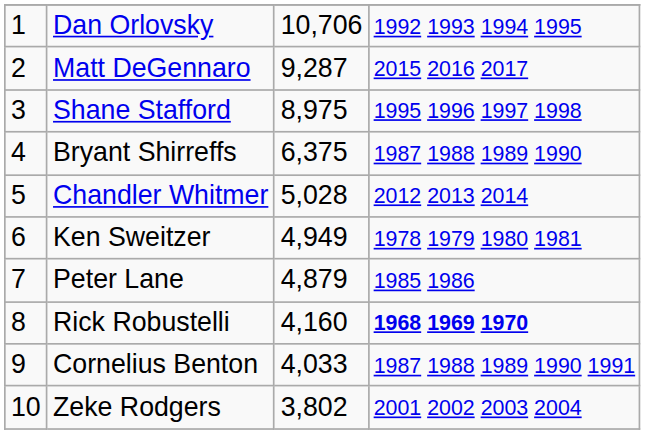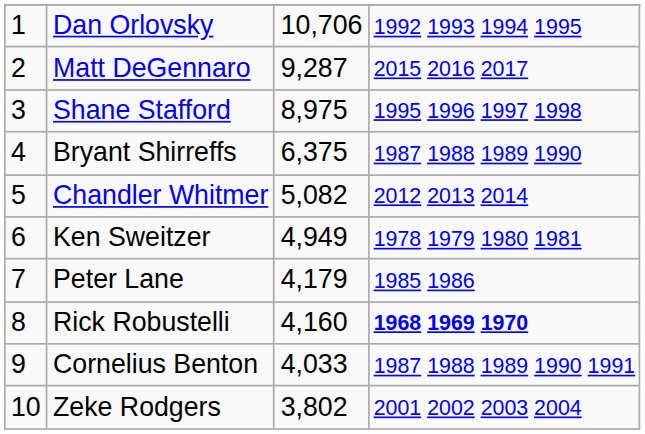(314, 195) 5,028 -> (314, 195) 5,082
(314, 279) 4,879 -> (314, 279) 4,179
